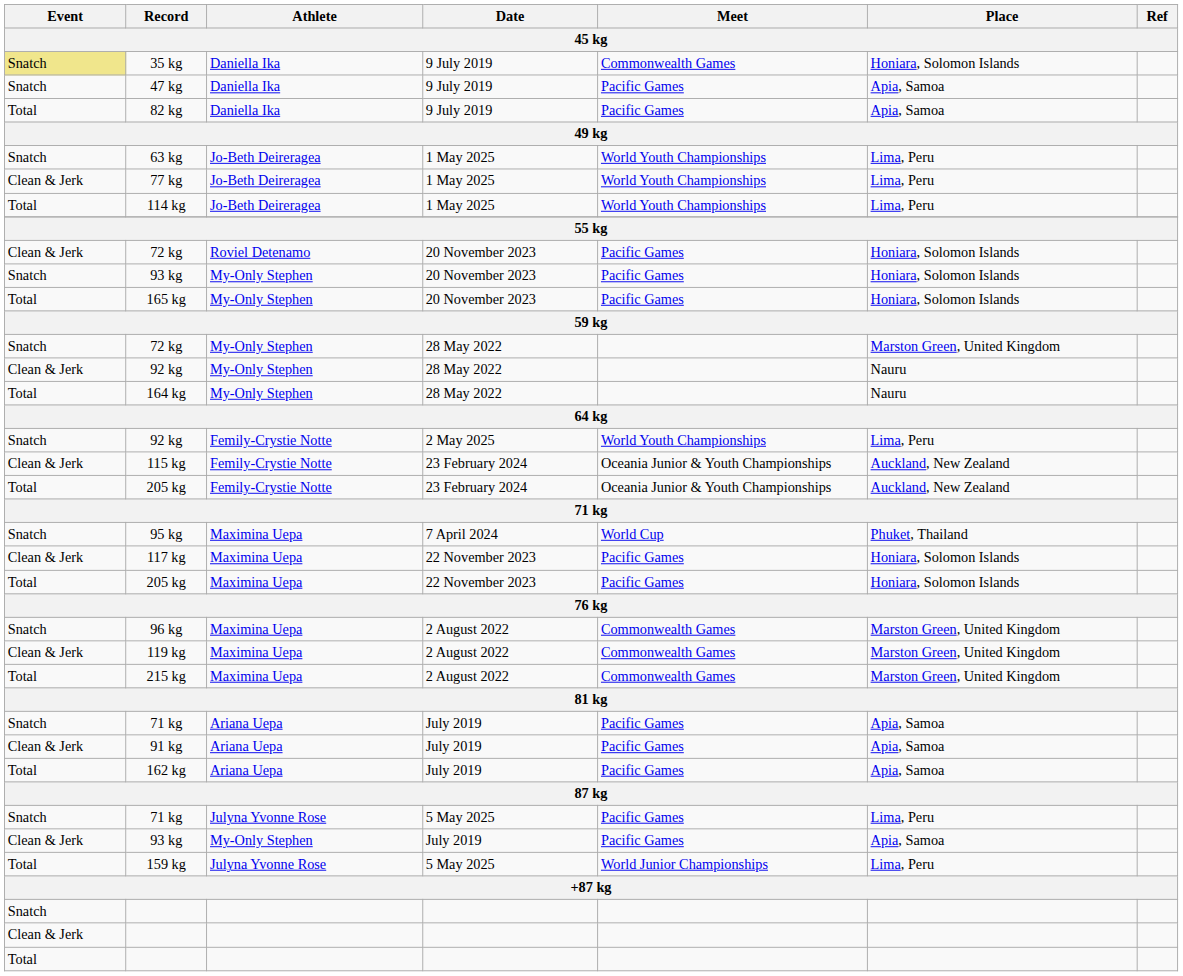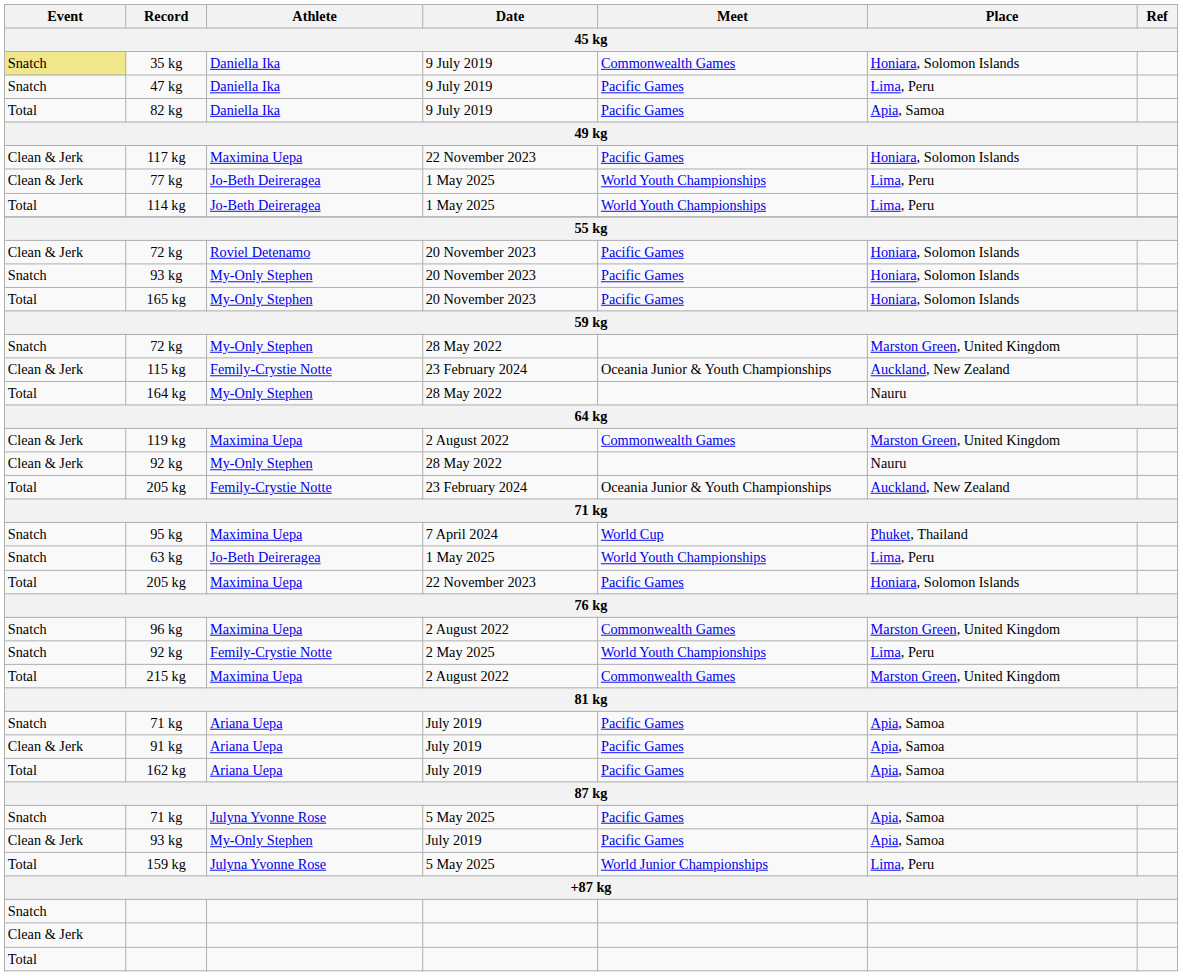(907, 87) Apia, Samoa -> (902, 87) Lima, Peru
rows swapped: (166, 157) <-> (166, 558)
rows swapped: (166, 369) <-> (166, 464)
rows swapped: (166, 440) <-> (166, 652)
(902, 817) Lima, Peru -> (907, 817) Apia, Samoa
